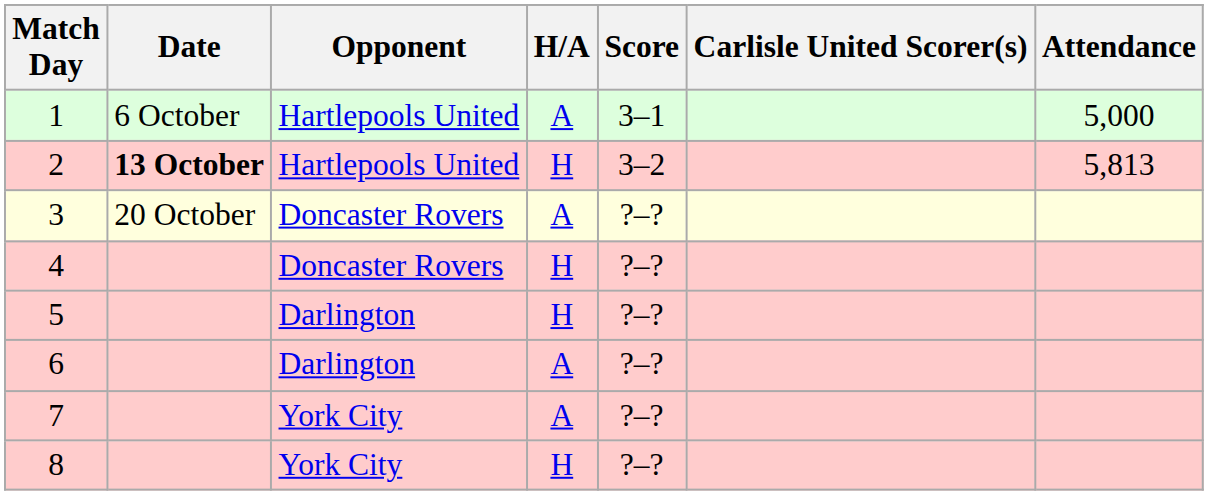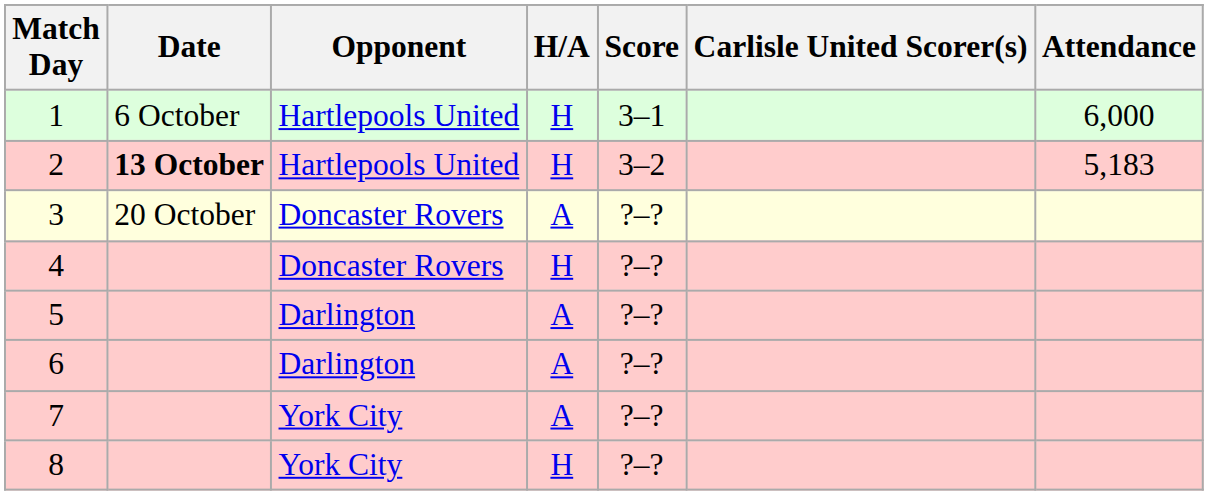(562, 114) A -> (562, 114) H
(1119, 114) 5,000 -> (1119, 114) 6,000
(1119, 164) 5,813 -> (1119, 164) 5,183
(562, 314) H -> (562, 314) A
